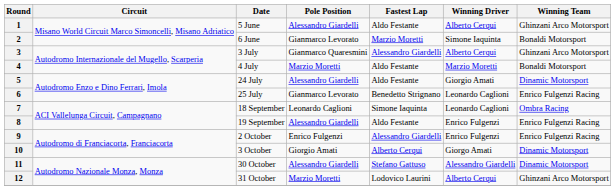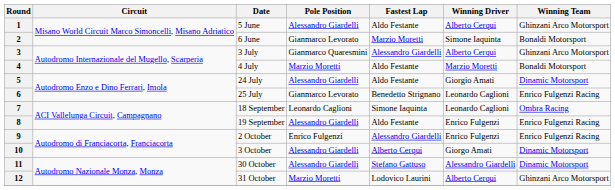(313, 150) Giorgio Amati -> (324, 150) Alessandro Giardelli
